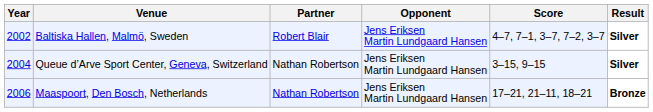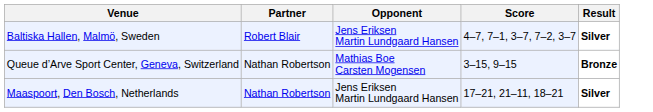- column: (19, 13)
(426, 65) Jens Eriksen Martin Lundgaard Hansen -> (380, 65) Mathias Boe Carsten Mogensen
(624, 65) Silver -> (599, 65) Bronze
(628, 93) Bronze -> (596, 93) Silver
